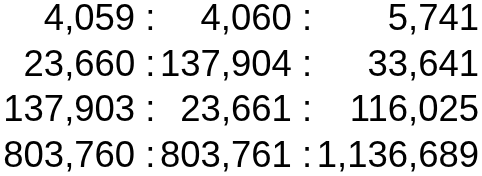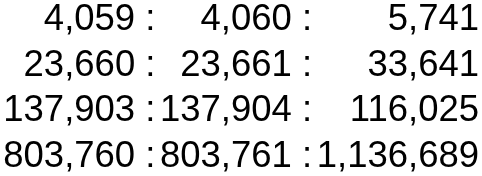(236, 63) 137,904 : -> (246, 63) 23,661 :
(246, 109) 23,661 : -> (236, 109) 137,904 :
